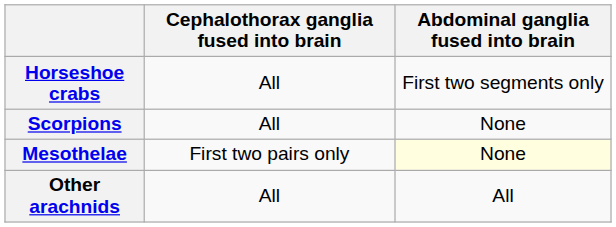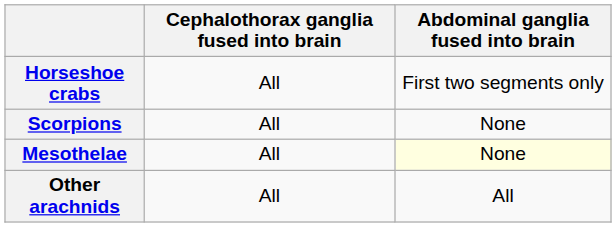(269, 154) First two pairs only -> (269, 154) All
